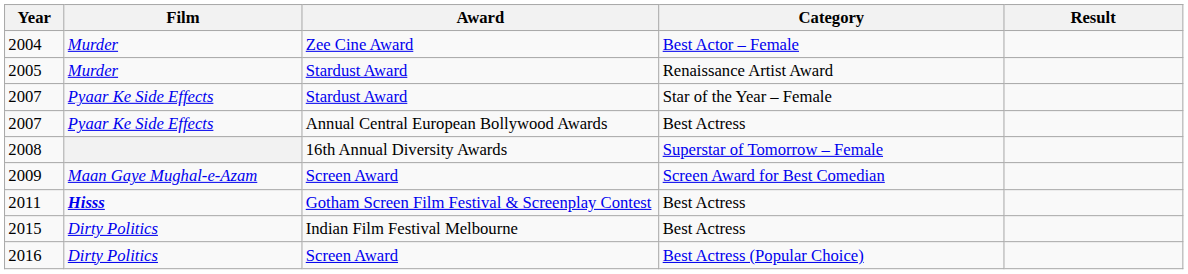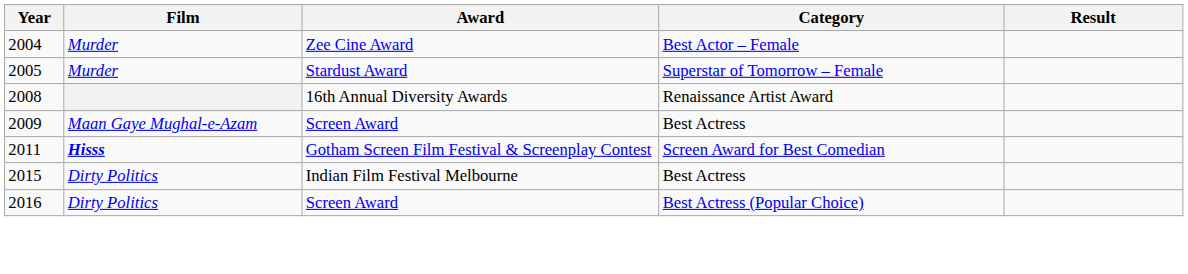(748, 70) Renaissance Artist Award -> (773, 70) Superstar of Tomorrow – Female
- row: (25, 96)
- row: (25, 123)
(773, 149) Superstar of Tomorrow – Female -> (748, 96) Renaissance Artist Award
(774, 176) Screen Award for Best Comedian -> (704, 123) Best Actress
(704, 202) Best Actress -> (774, 149) Screen Award for Best Comedian
